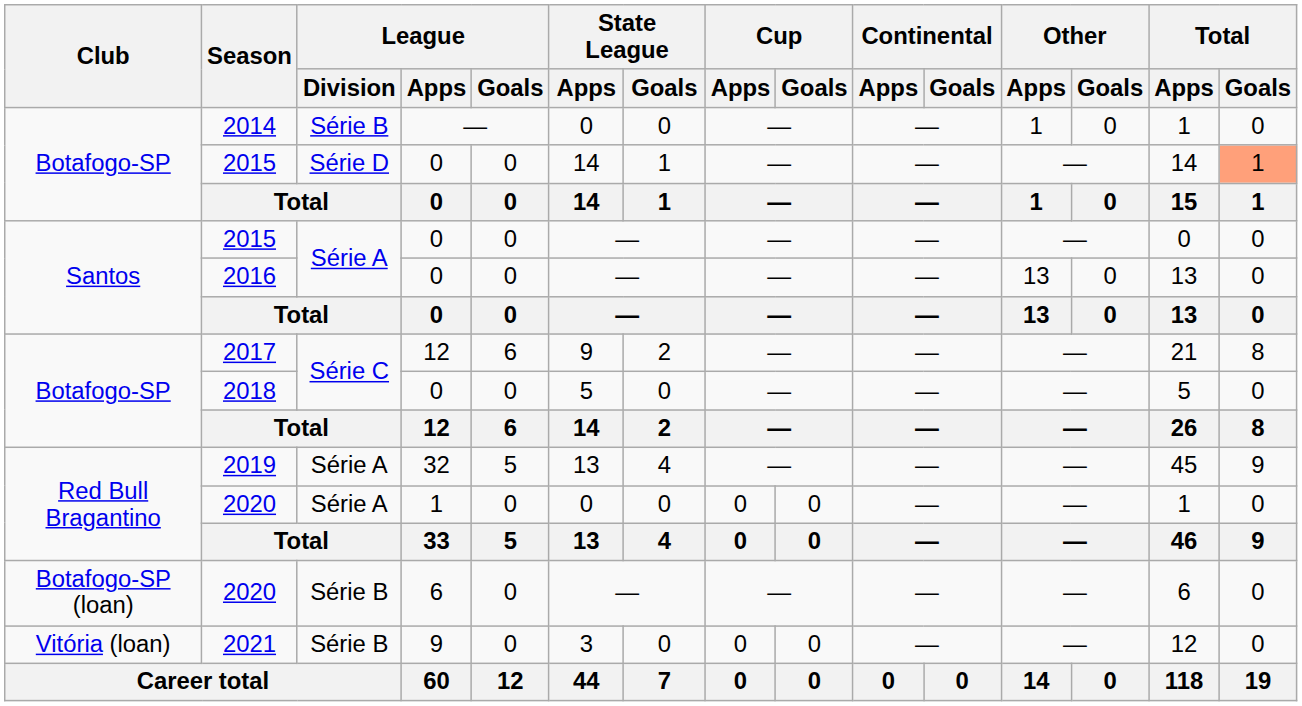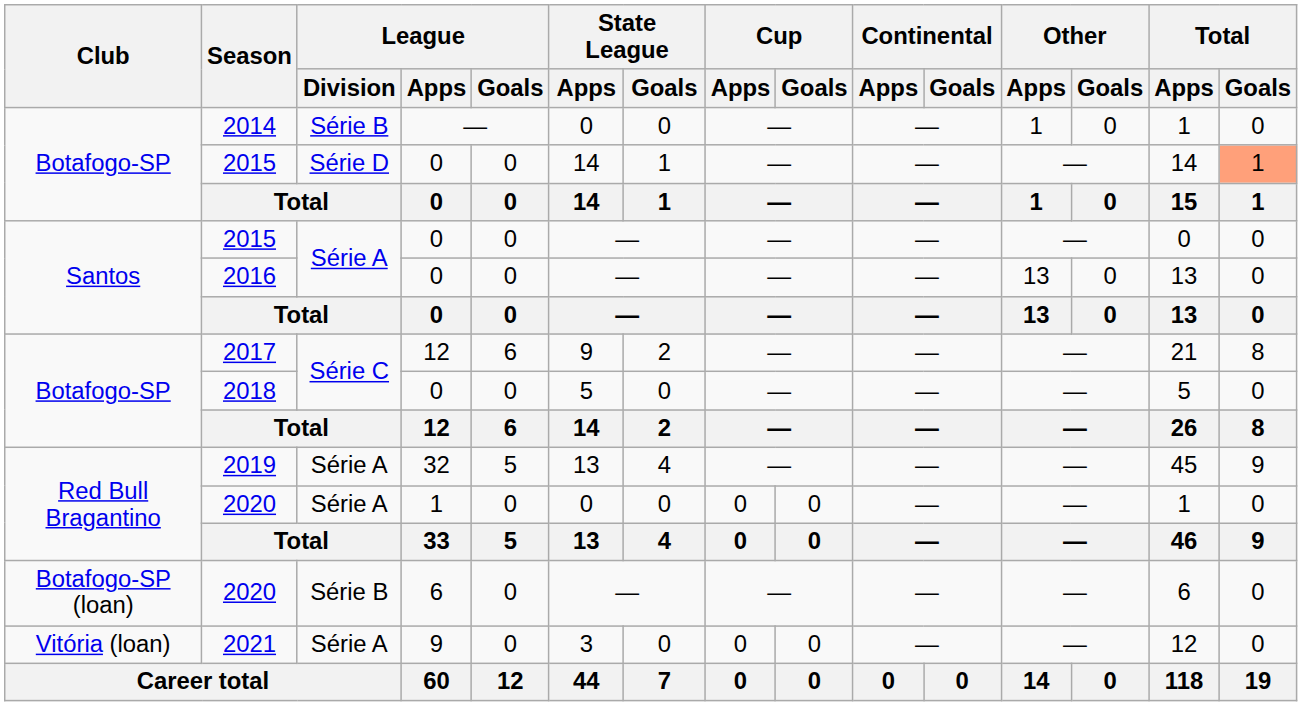(349, 644) Série B -> (349, 644) Série A
